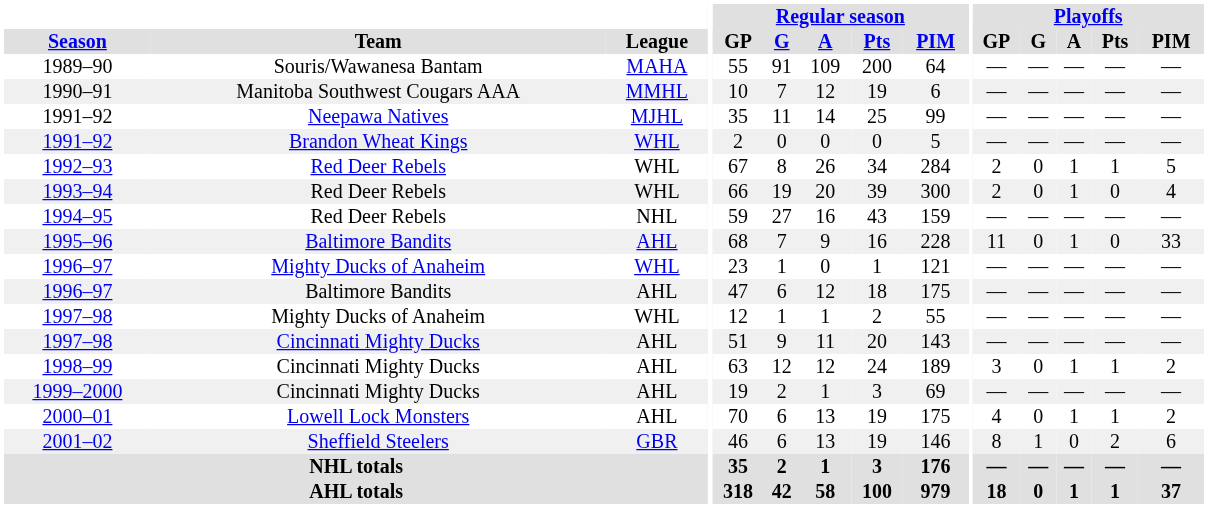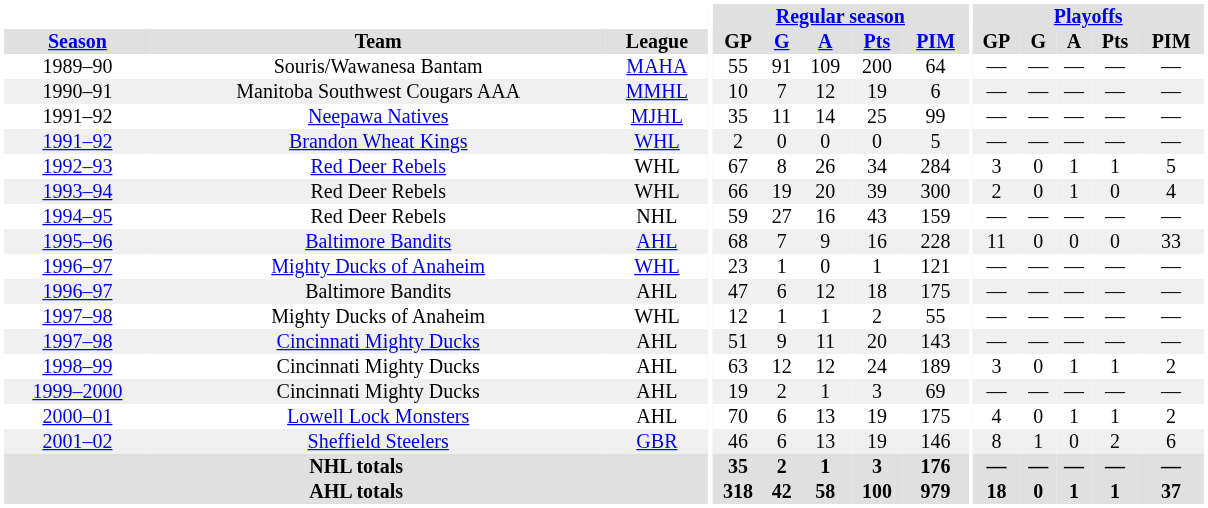(996, 166) 2 -> (996, 166) 3
(1074, 241) 1 -> (1074, 241) 0
